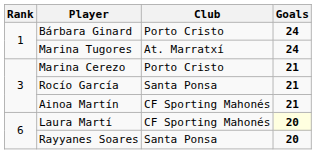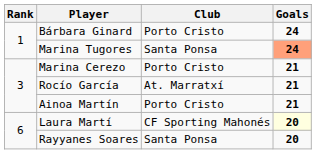(184, 49) At. Marratxí -> (181, 49) Santa Ponsa
(292, 49) no background -> (292, 49) lightsalmon background
(181, 85) Santa Ponsa -> (184, 85) At. Marratxí
(207, 103) CF Sporting Mahonés -> (184, 103) Porto Cristo
